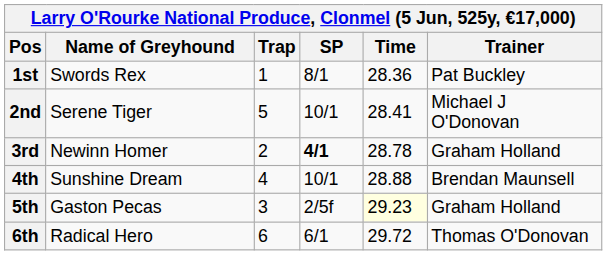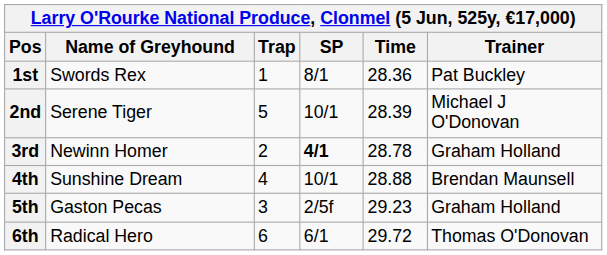(390, 113) 28.41 -> (390, 113) 28.39
(390, 207) lightyellow background -> (390, 207) no background
